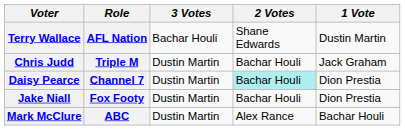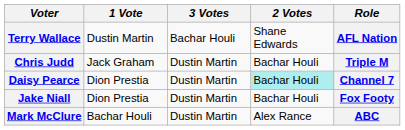columns swapped: (117, 13) <-> (358, 13)
